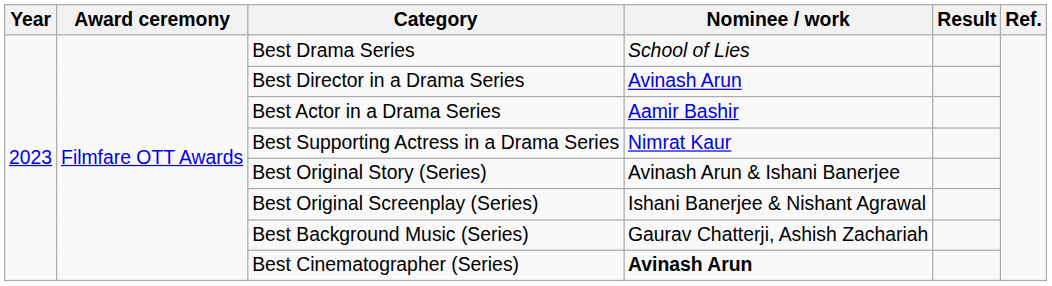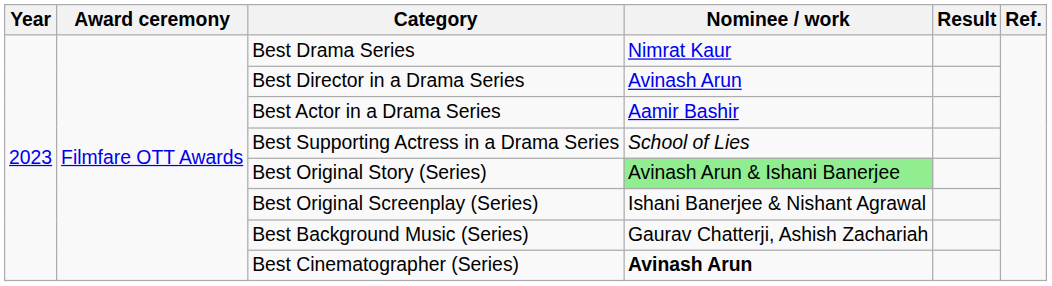(689, 50) School of Lies -> (680, 50) Nimrat Kaur
(680, 142) Nimrat Kaur -> (689, 142) School of Lies
(764, 173) no background -> (764, 173) lightgreen background
